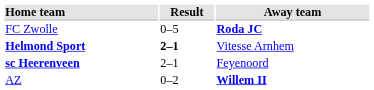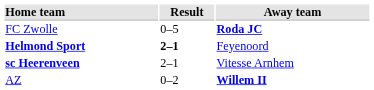(255, 46) Vitesse Arnhem -> (243, 46) Feyenoord
(243, 63) Feyenoord -> (255, 63) Vitesse Arnhem
